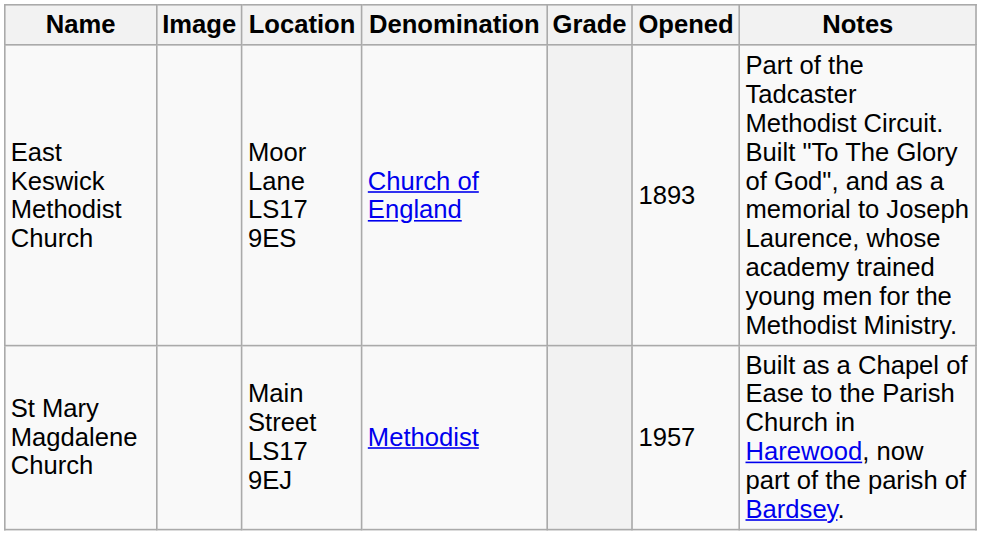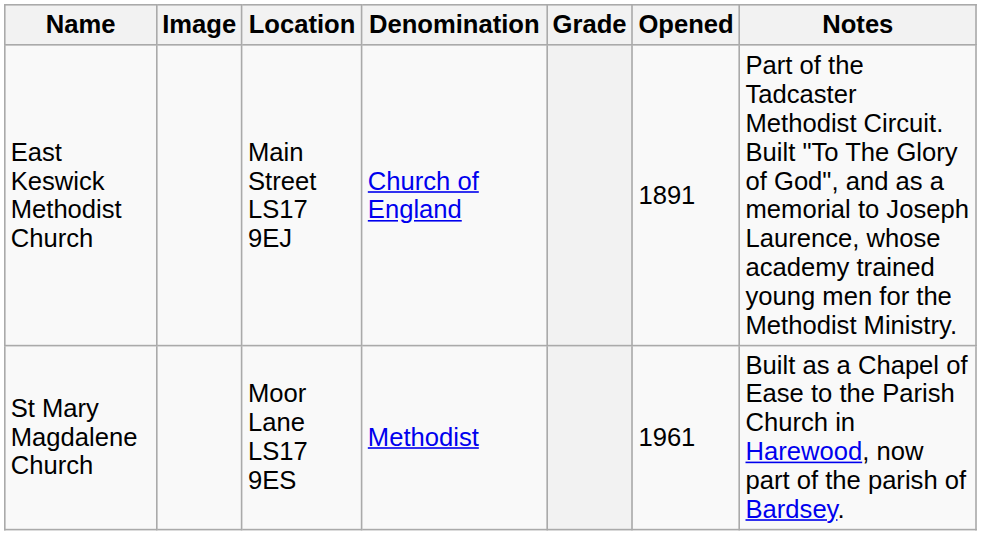(278, 194) Moor Lane LS17 9ES -> (282, 194) Main Street LS17 9EJ
(667, 195) 1893 -> (667, 195) 1891
(282, 437) Main Street LS17 9EJ -> (278, 437) Moor Lane LS17 9ES
(667, 437) 1957 -> (667, 437) 1961
